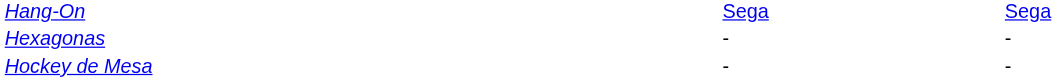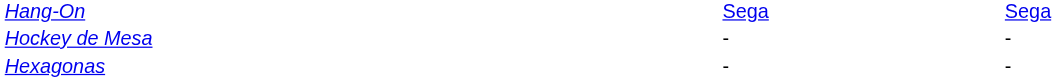rows swapped: (55, 39) <-> (79, 66)
